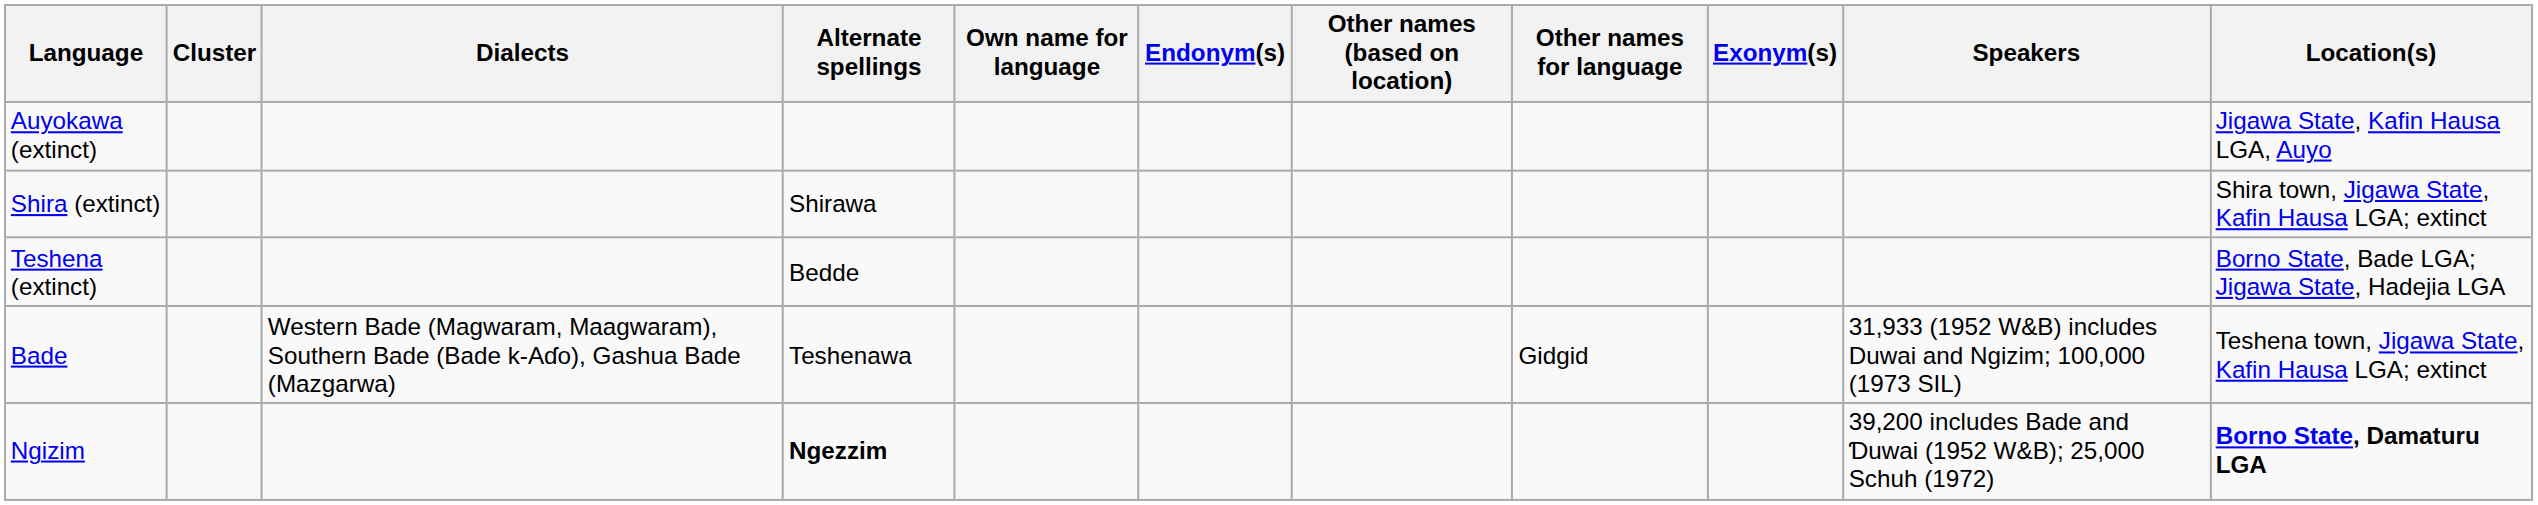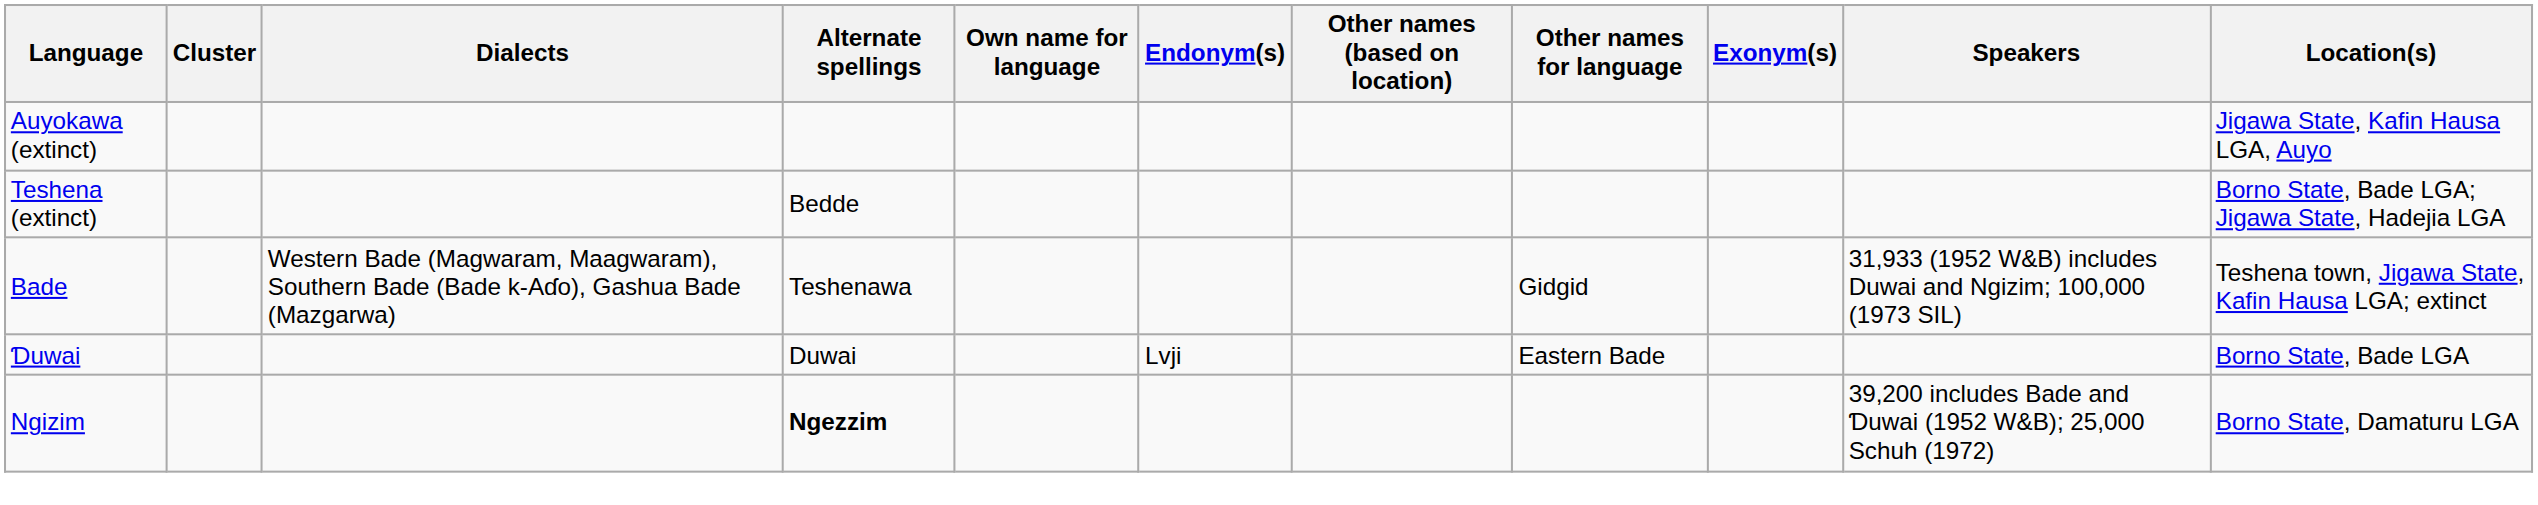- row: (86, 204)
+ row: (46, 355)
(2348, 451) bold -> (2367, 423) normal
